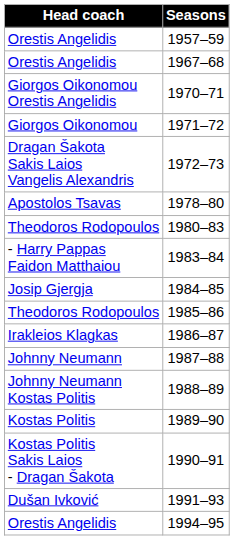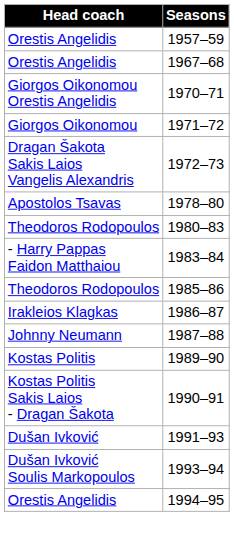- row: (196, 289)
- row: (196, 389)
+ row: (196, 468)
